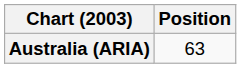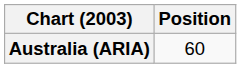(195, 48) 63 -> (195, 48) 60
